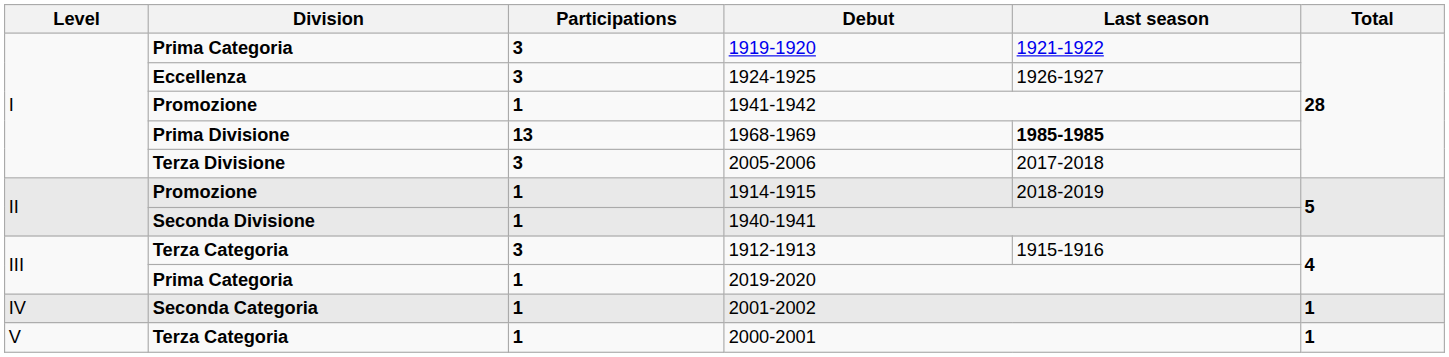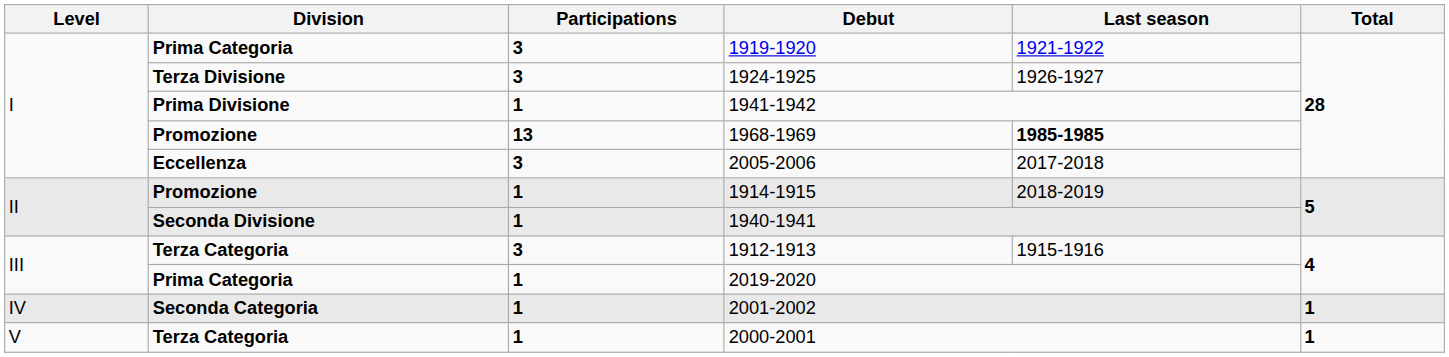(199, 76) Eccellenza -> (219, 76) Terza Divisione
(205, 105) Promozione -> (221, 105) Prima Divisione
(221, 134) Prima Divisione -> (205, 134) Promozione
(219, 163) Terza Divisione -> (199, 163) Eccellenza
